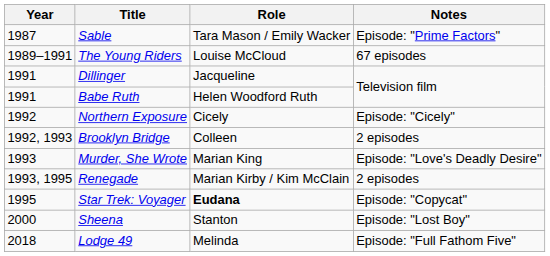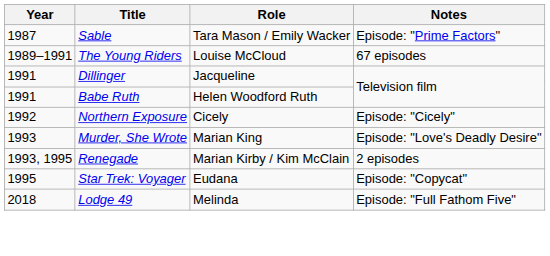- row: (124, 138)
(216, 199) bold -> (215, 179) normal
- row: (101, 220)
